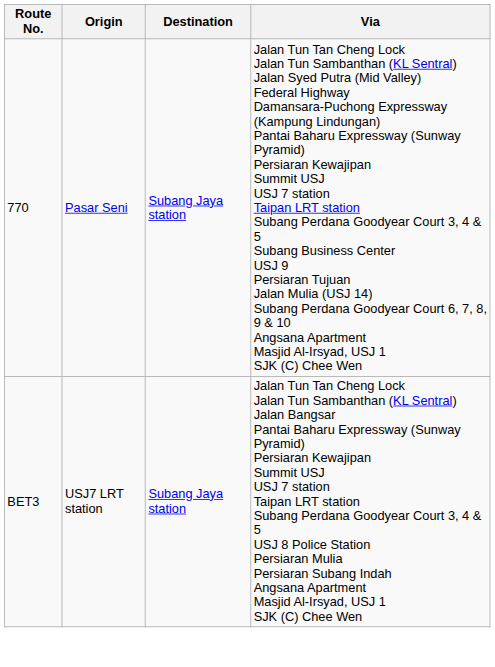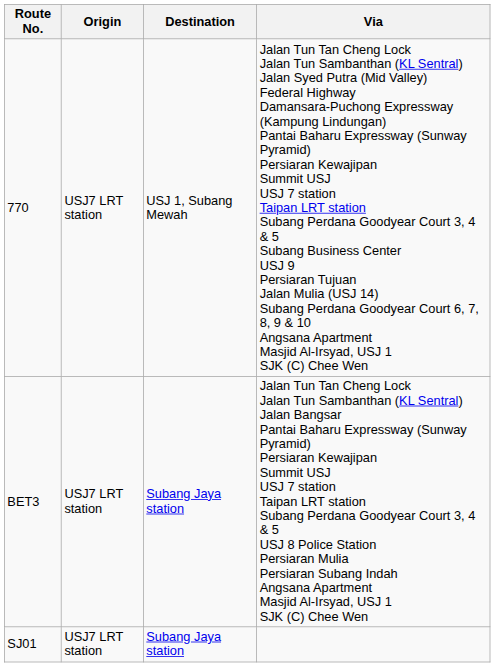(96, 207) Pasar Seni -> (94, 207) USJ7 LRT station
(186, 207) Subang Jaya station -> (189, 207) USJ 1, Subang Mewah
+ row: (22, 644)
